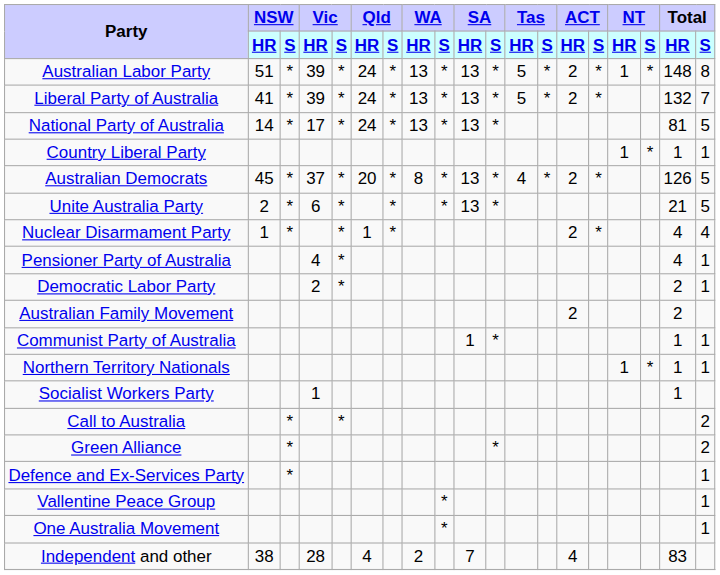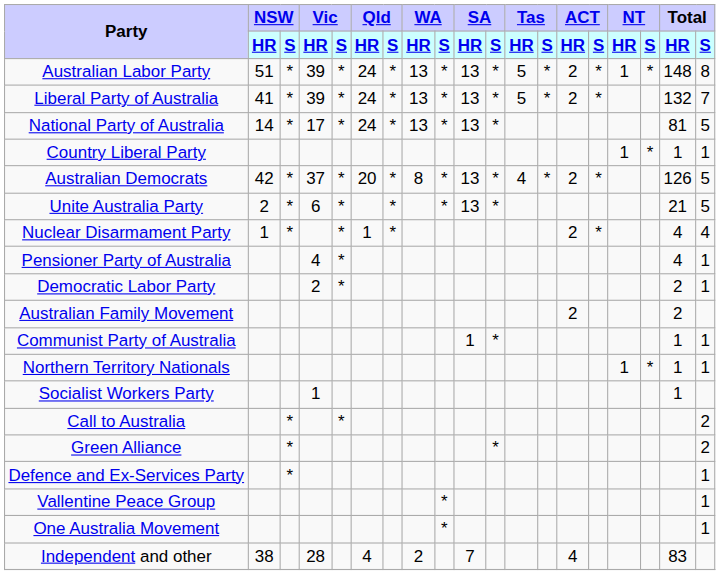(264, 179) 45 -> (264, 179) 42
